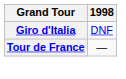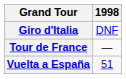+ row: (48, 64)
